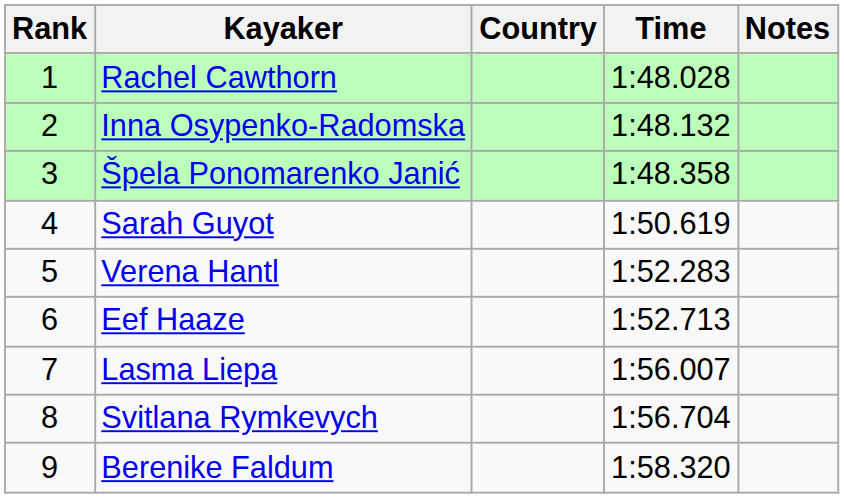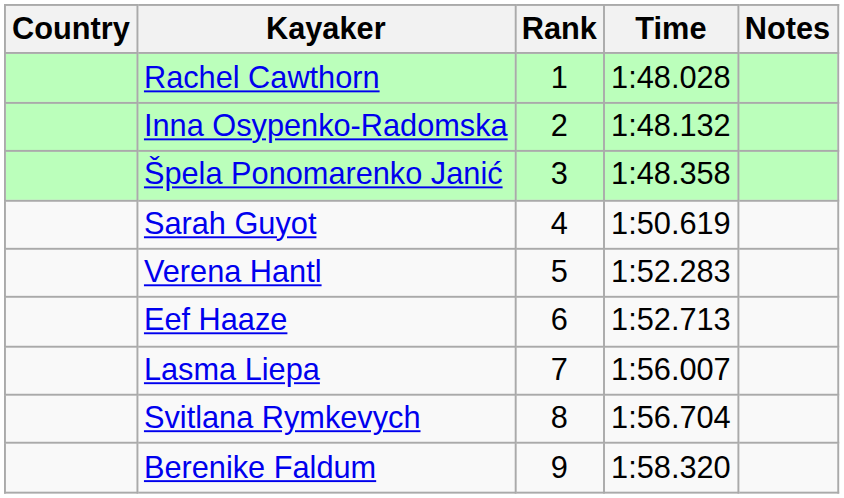columns swapped: (50, 28) <-> (538, 28)
